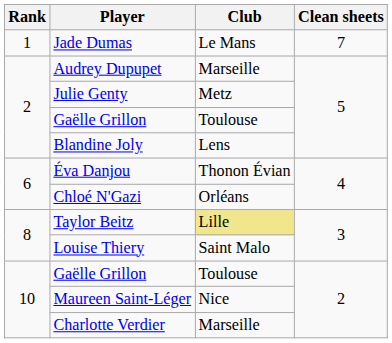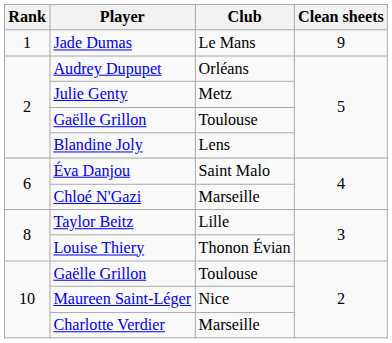(341, 42) 7 -> (341, 42) 9
(229, 68) Marseille -> (224, 68) Orléans
(245, 171) Thonon Évian -> (234, 171) Saint Malo
(224, 196) Orléans -> (229, 196) Marseille
(214, 222) khaki background -> (214, 222) no background
(234, 247) Saint Malo -> (245, 247) Thonon Évian
